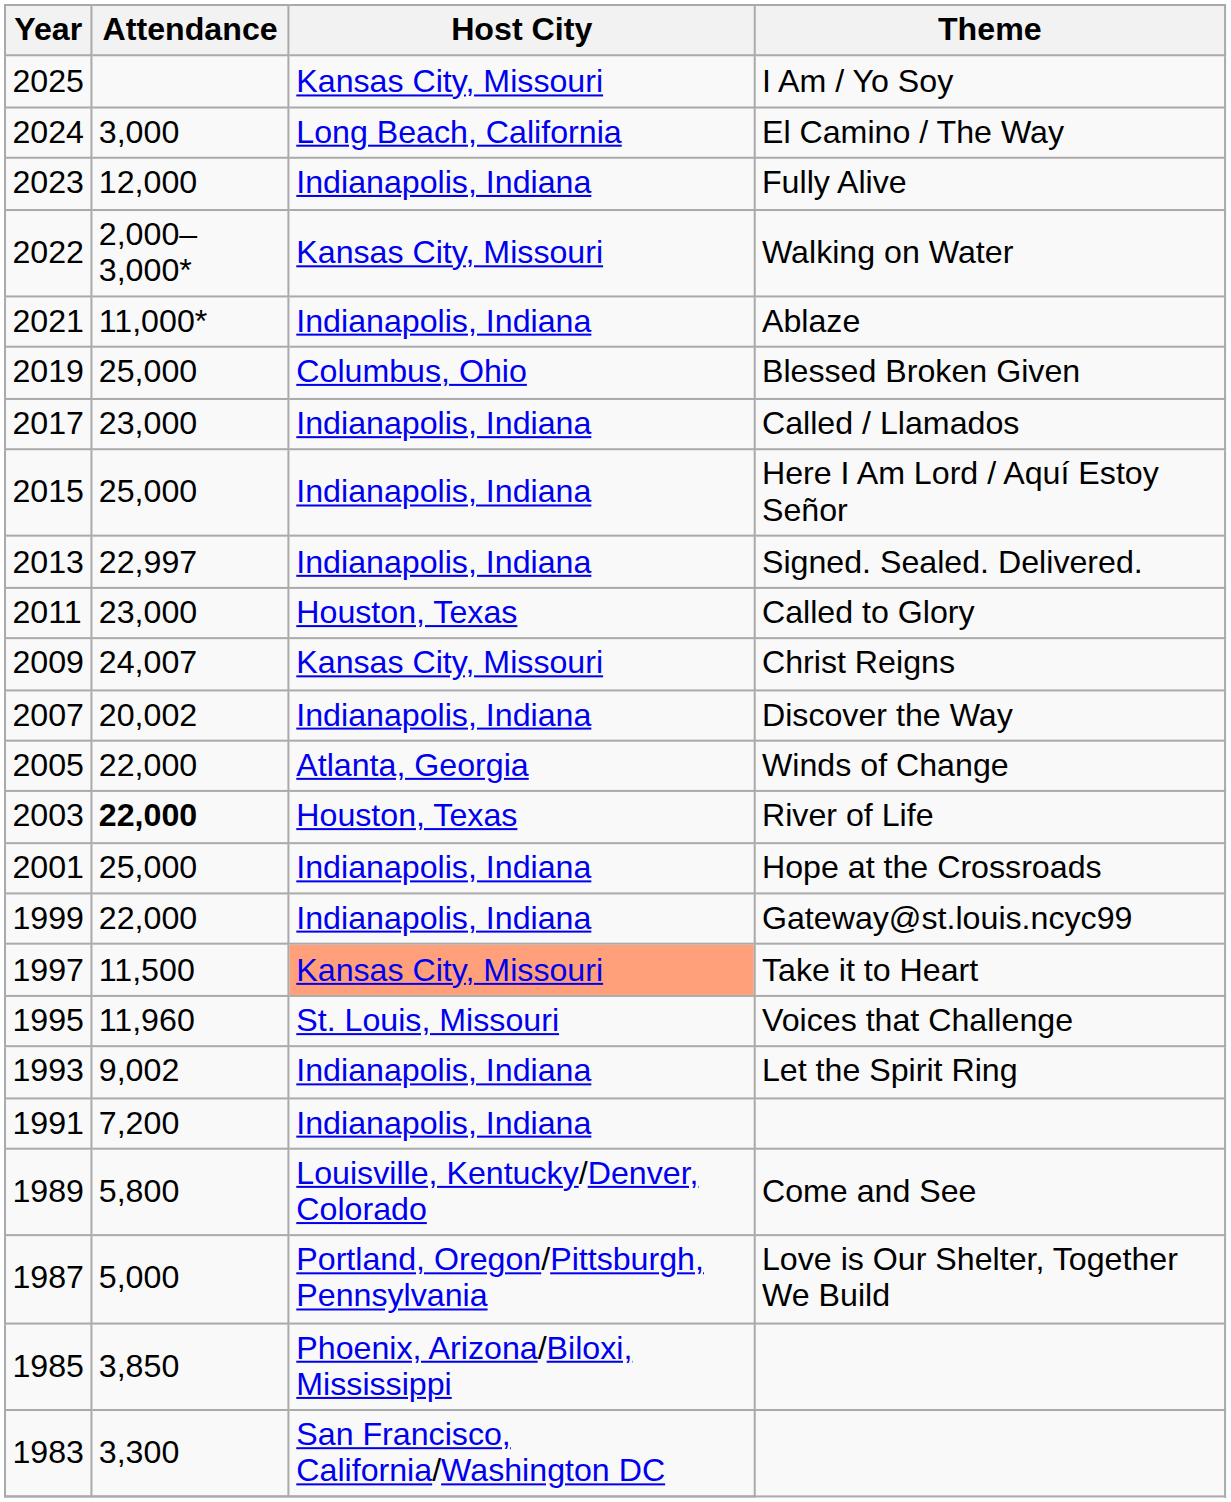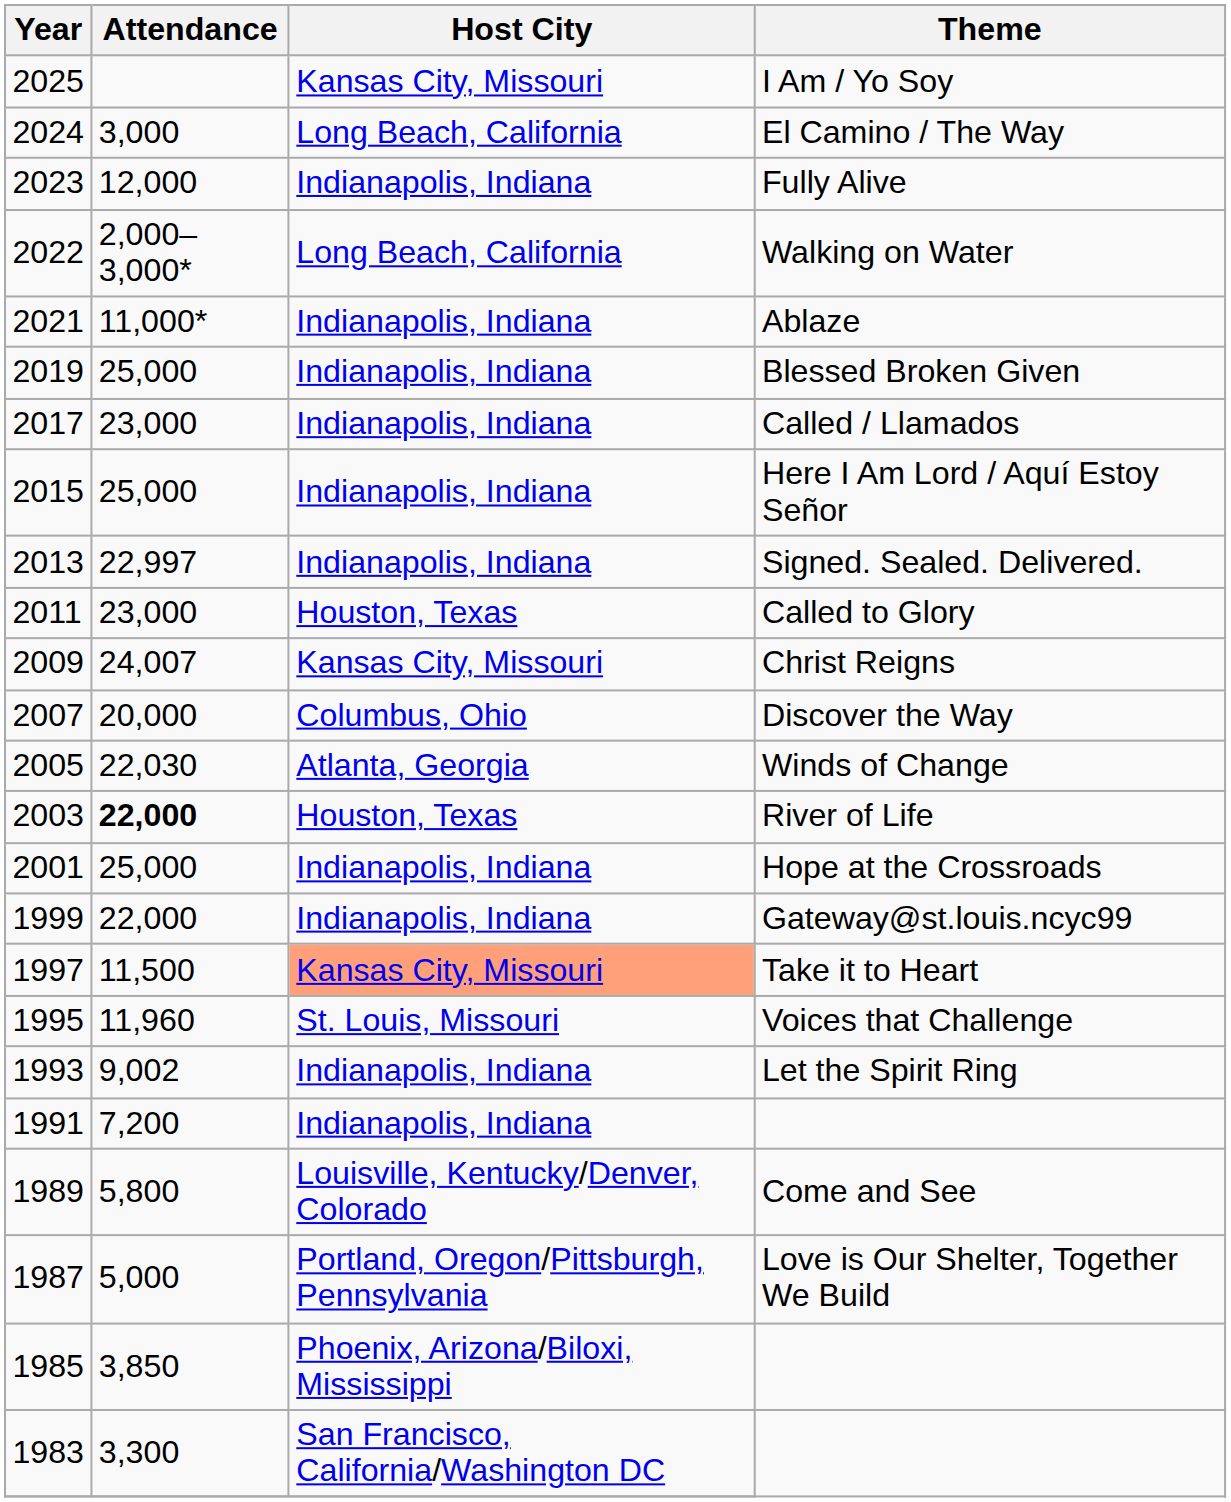(450, 252) Kansas City, Missouri -> (459, 252) Long Beach, California
(412, 372) Columbus, Ohio -> (444, 372) Indianapolis, Indiana
(148, 714) 20,002 -> (148, 714) 20,000
(444, 714) Indianapolis, Indiana -> (412, 714) Columbus, Ohio
(148, 765) 22,000 -> (148, 765) 22,030
